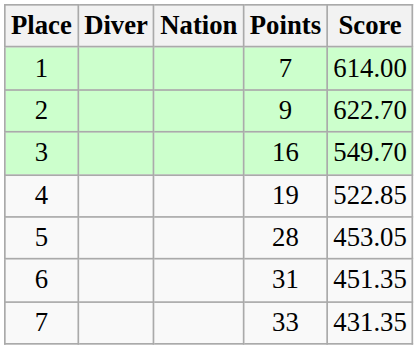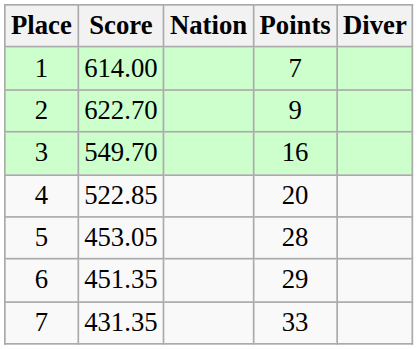columns swapped: (116, 25) <-> (370, 25)
(285, 195) 19 -> (295, 195) 20
(285, 279) 31 -> (295, 279) 29
